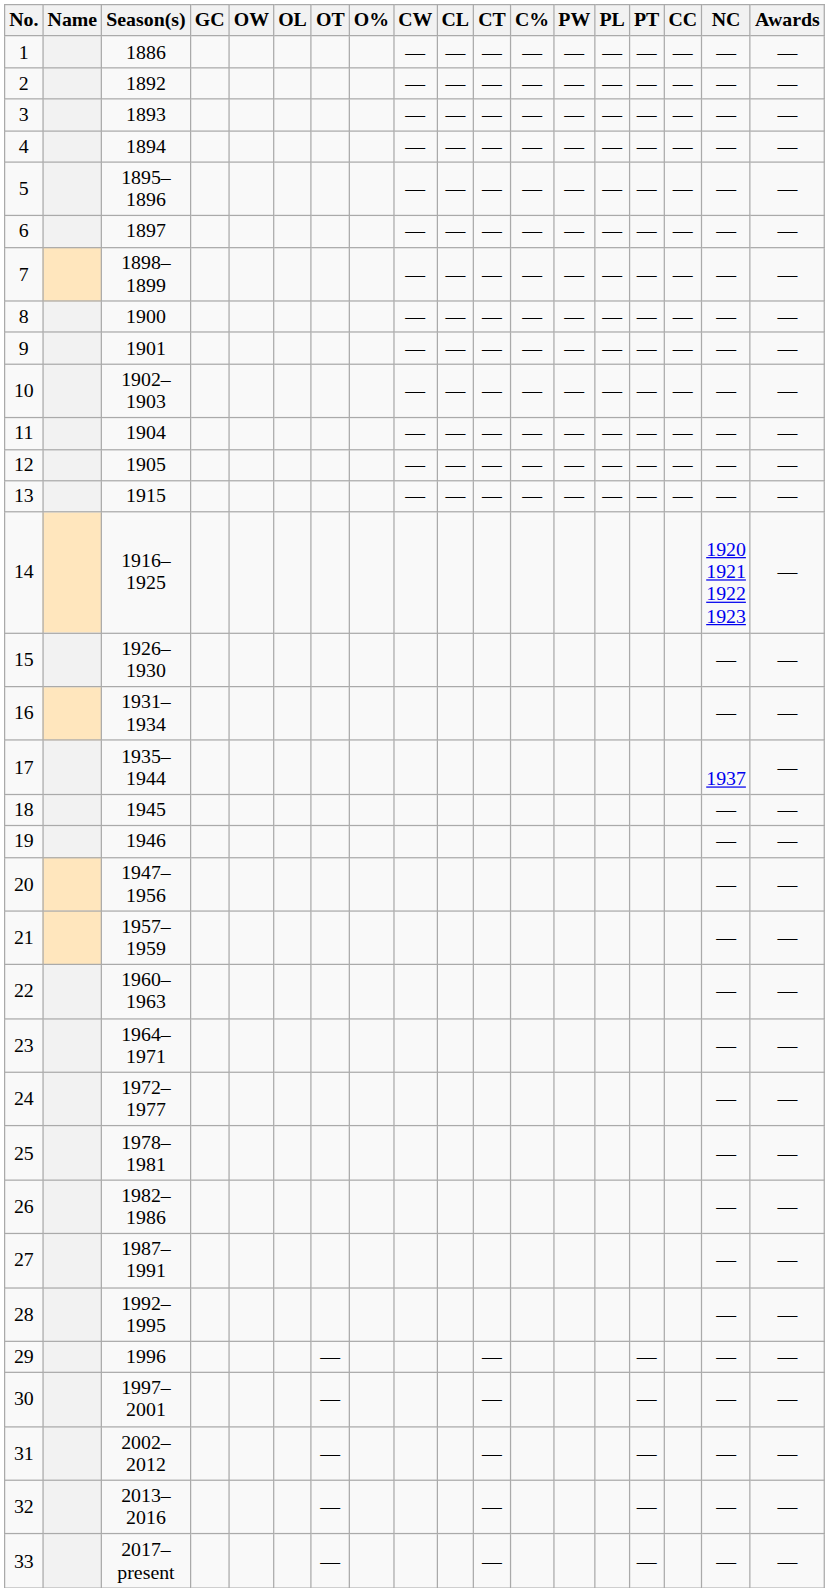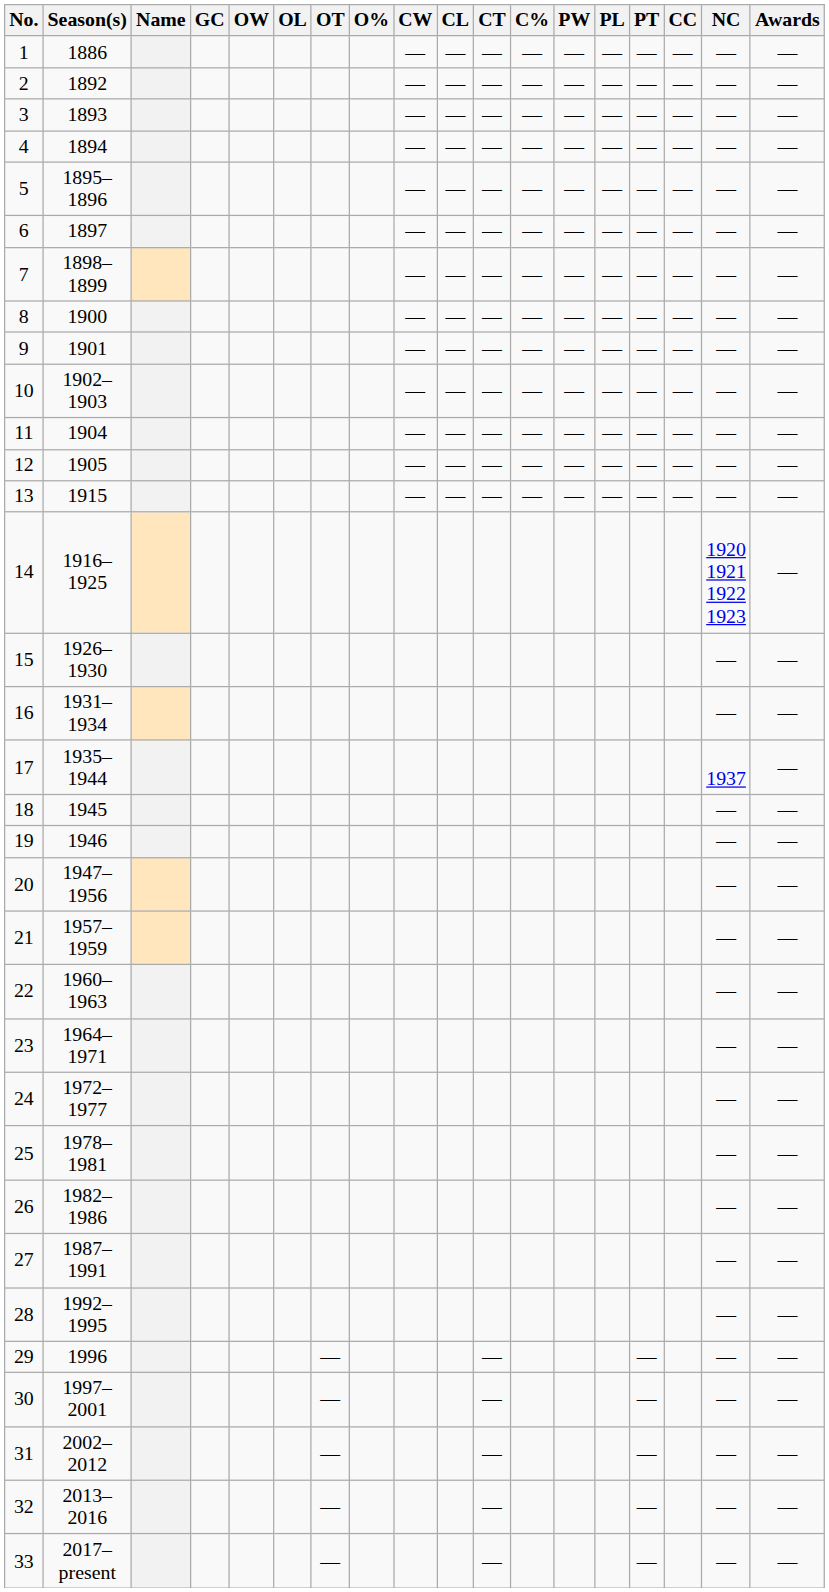columns swapped: (72, 20) <-> (146, 20)
